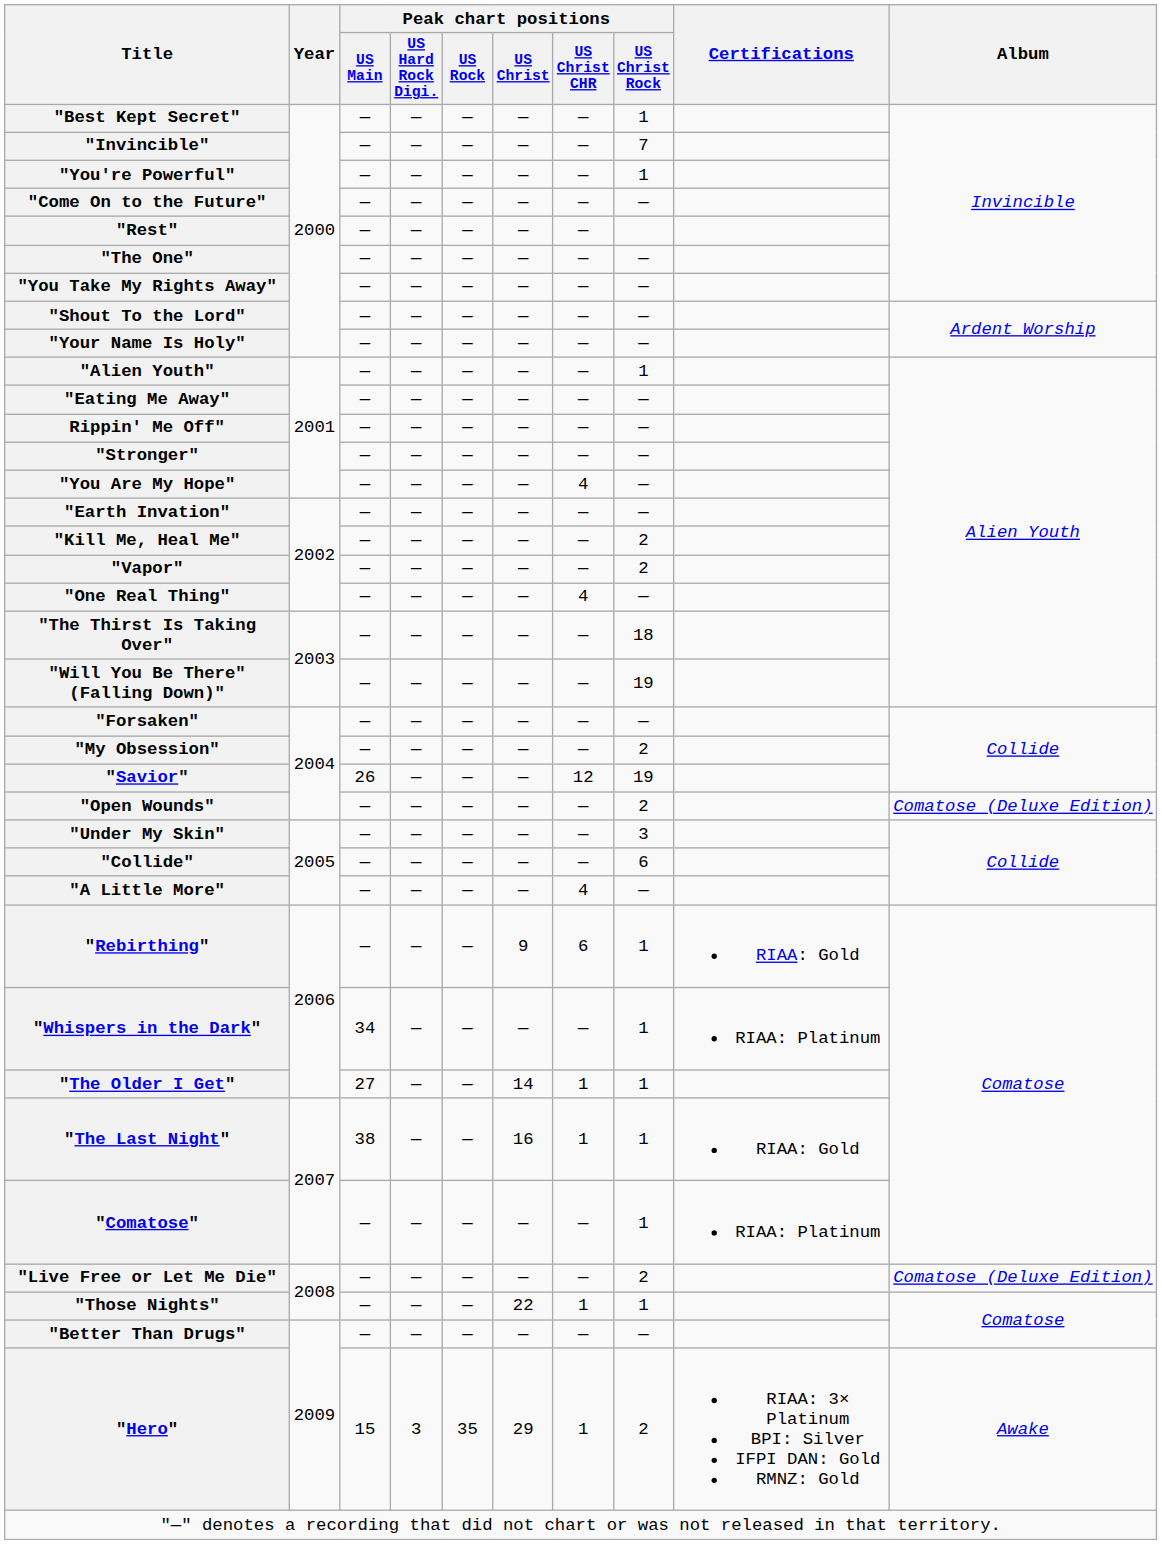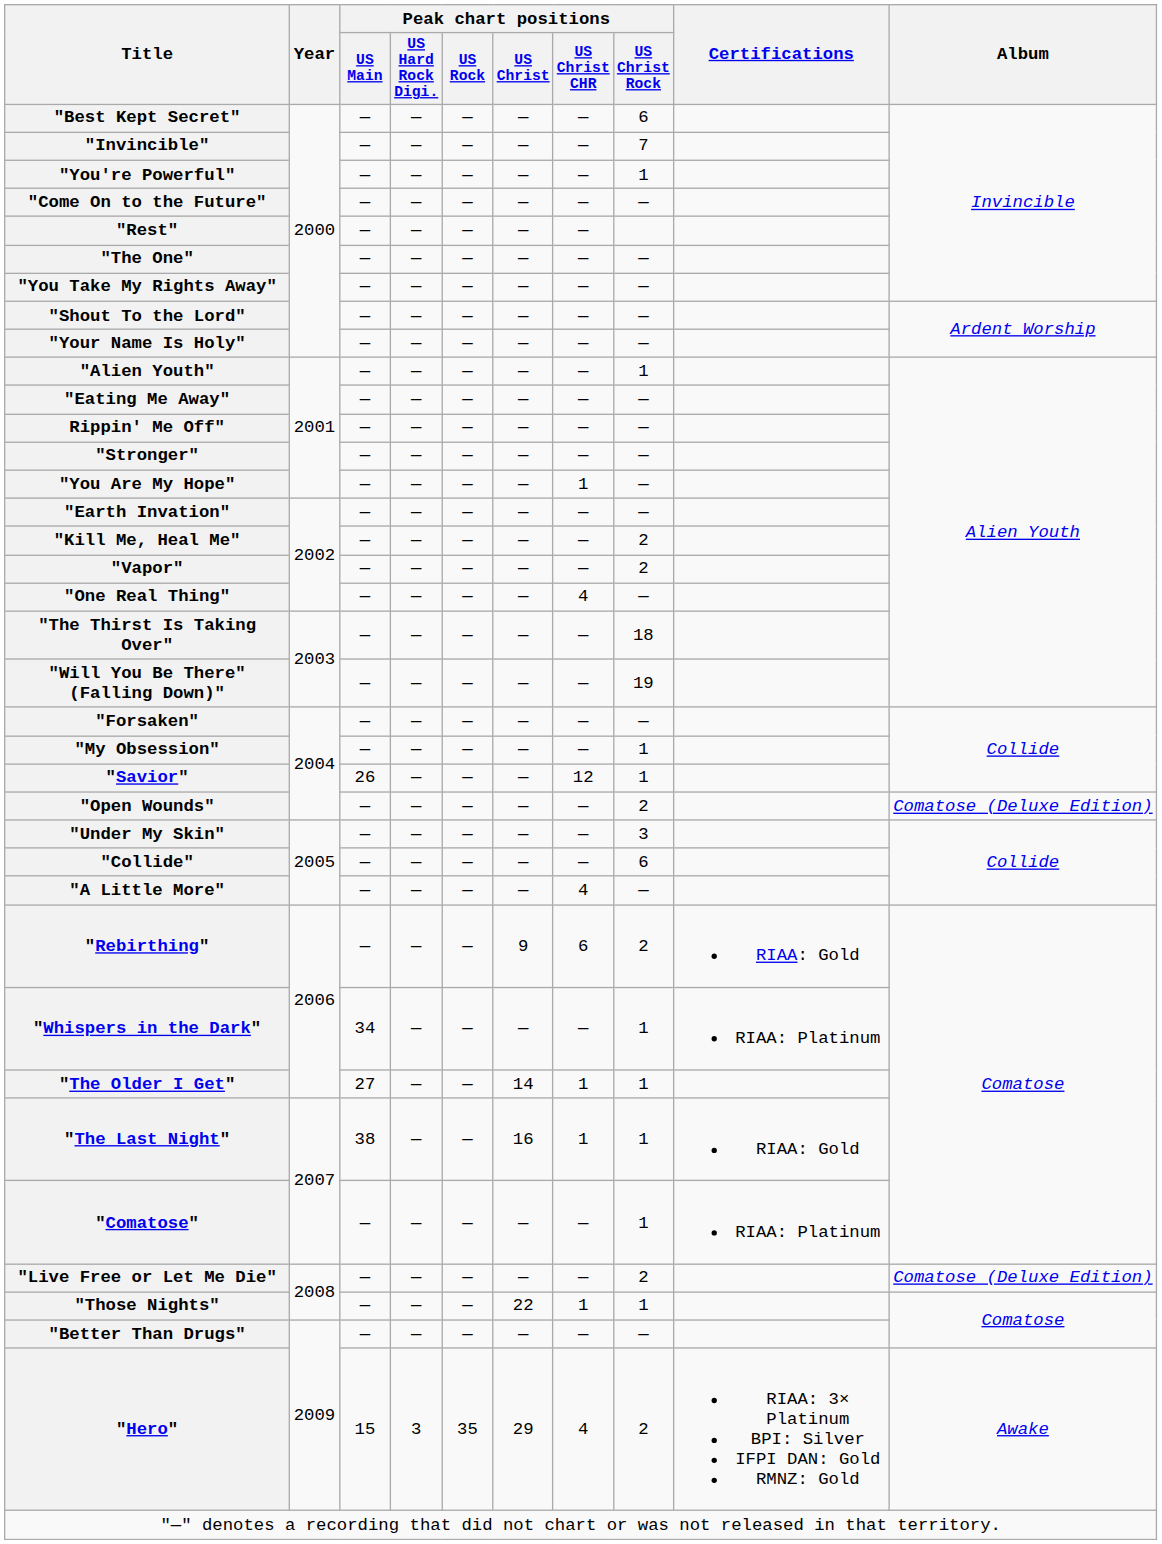(643, 118) 1 -> (643, 118) 6
(583, 484) 4 -> (583, 484) 1
(643, 750) 2 -> (643, 750) 1
(643, 778) 19 -> (643, 778) 1
(643, 946) 1 -> (643, 946) 2
(583, 1429) 1 -> (583, 1429) 4
